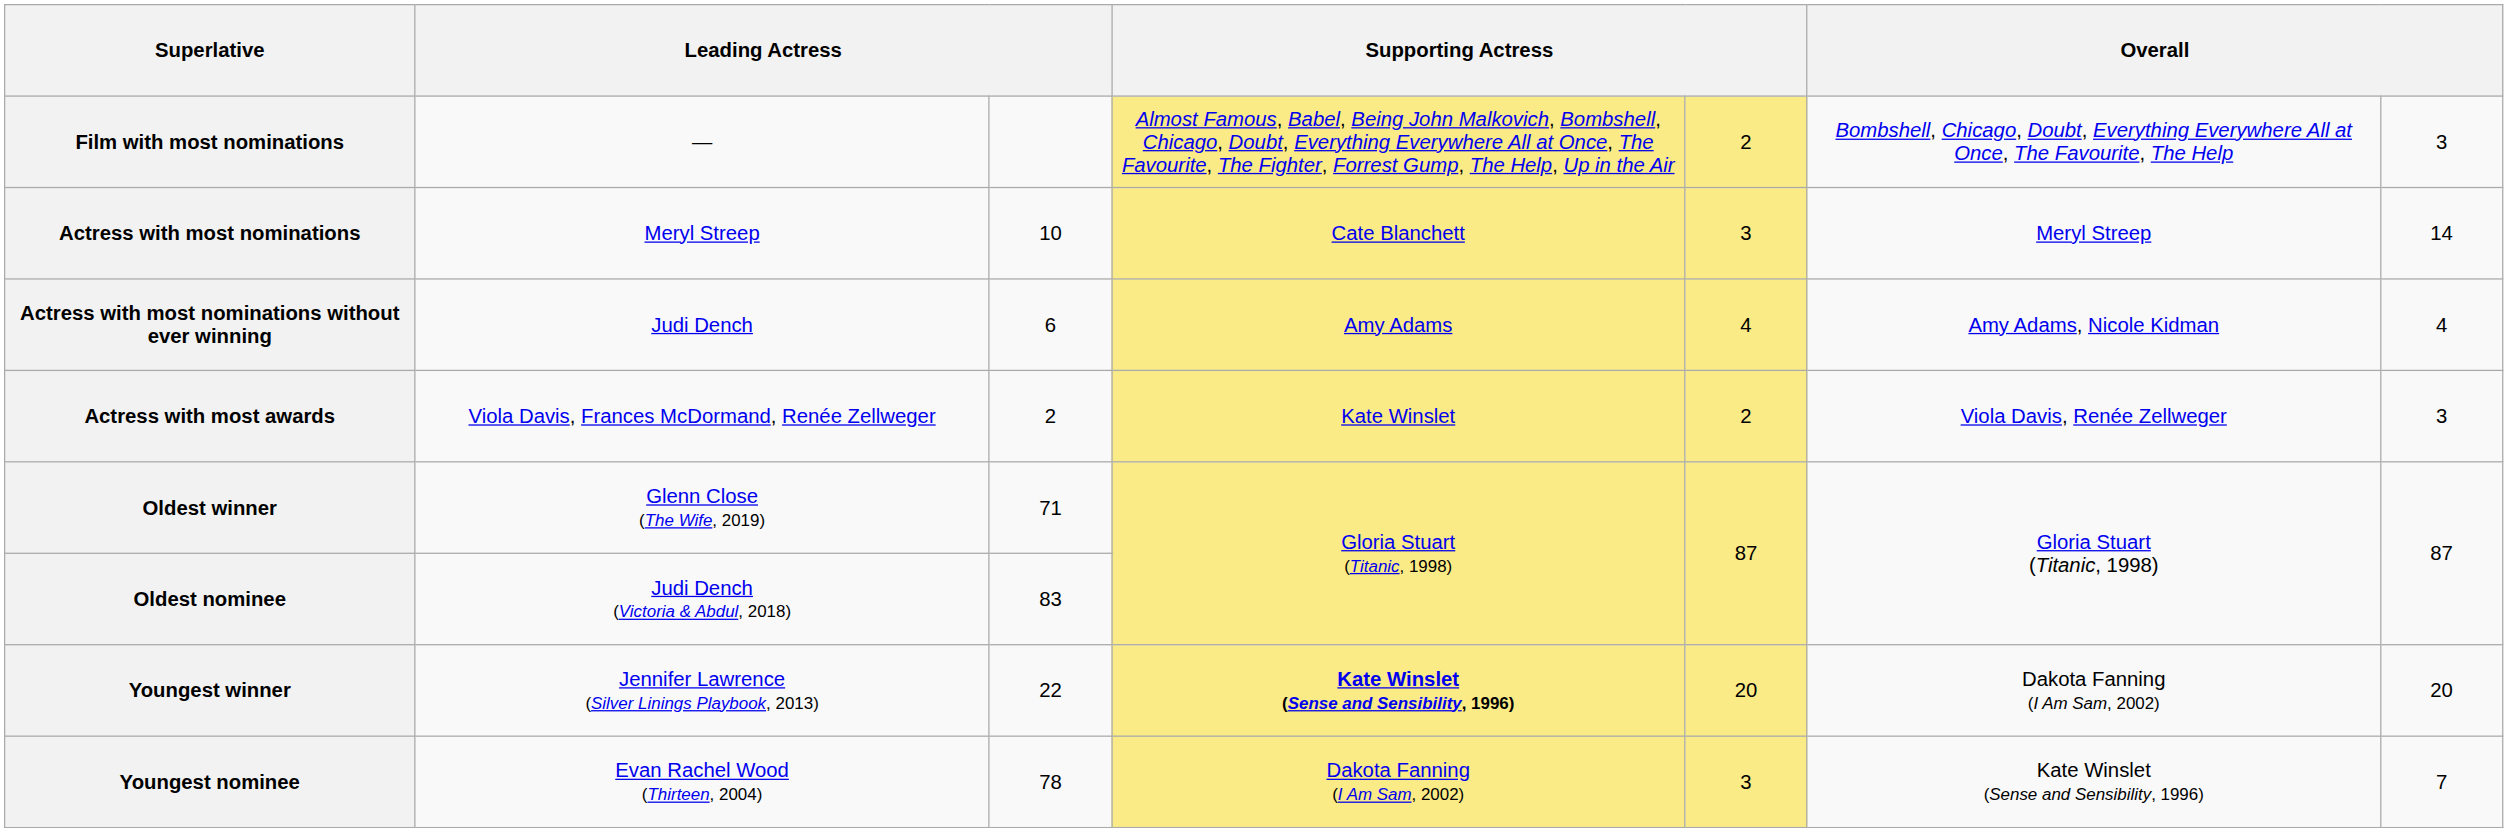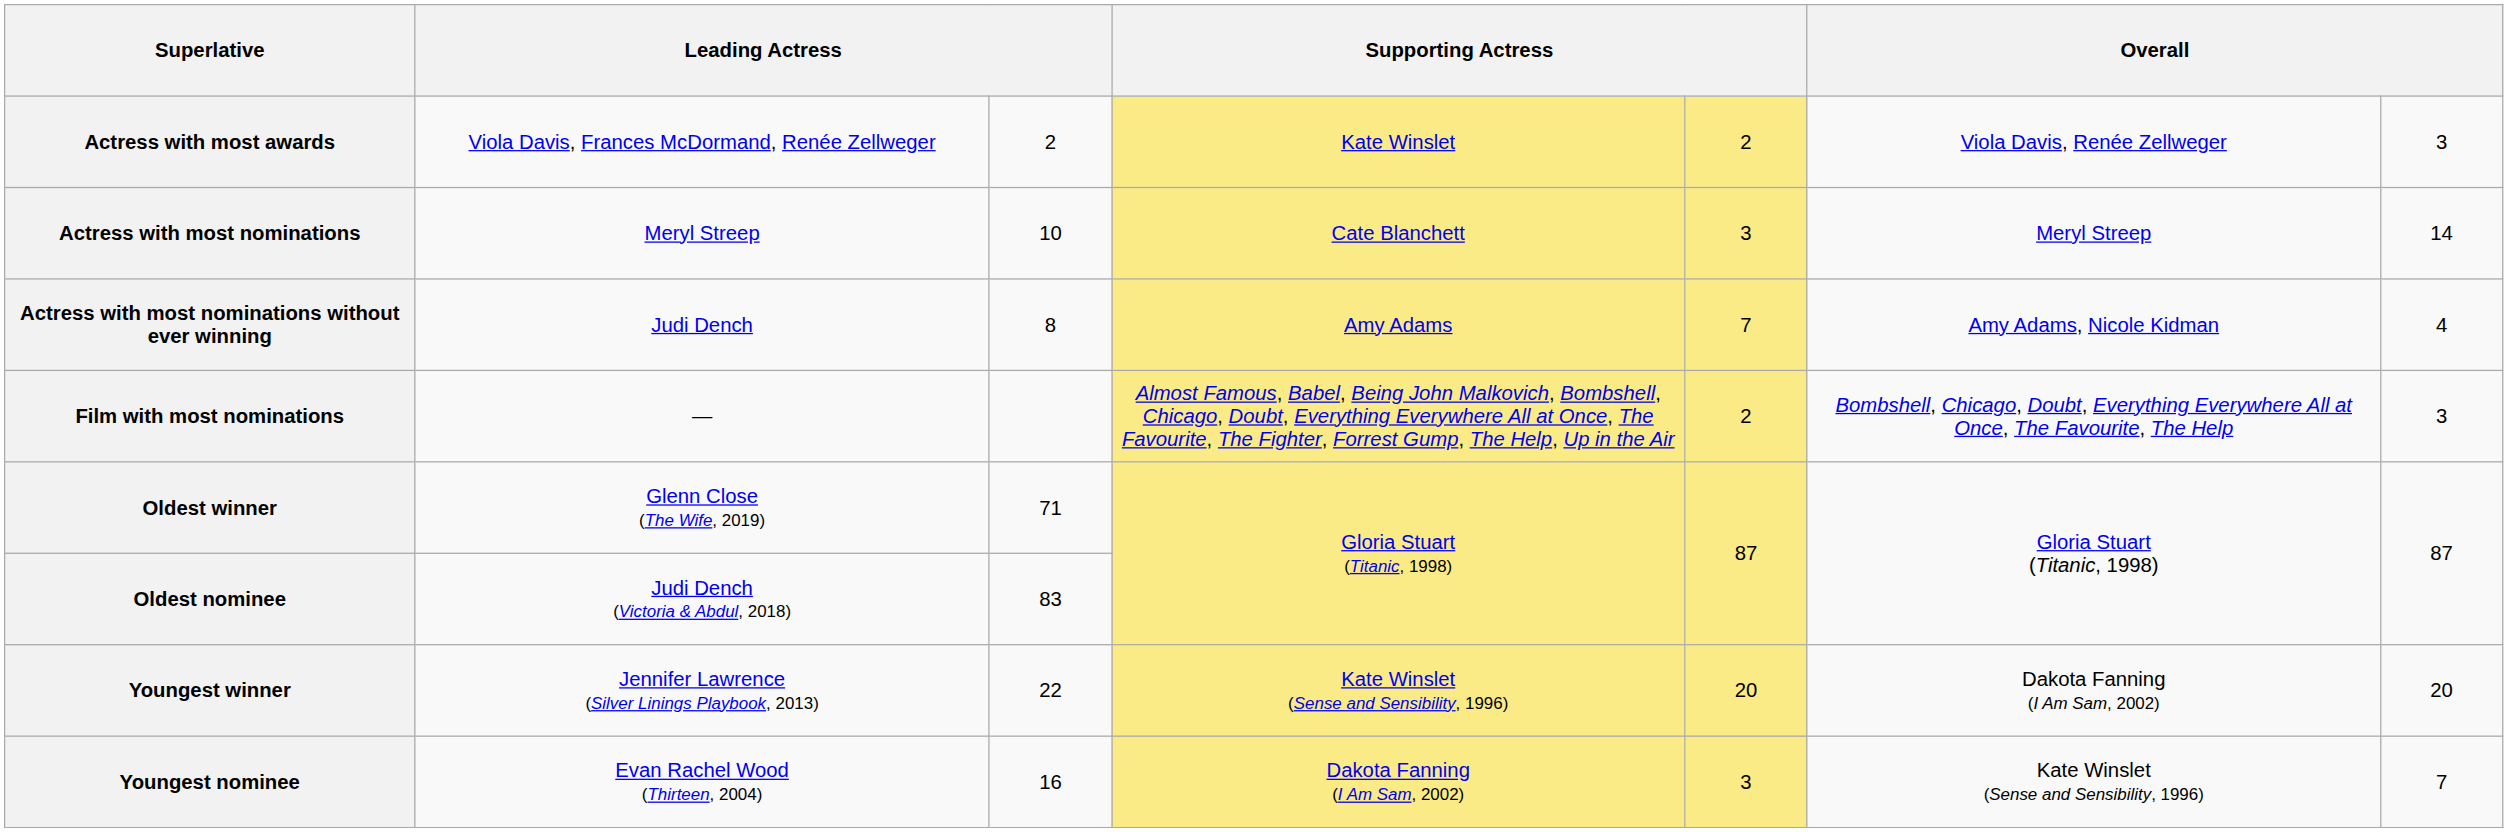rows swapped: (210, 415) <-> (210, 141)
(1050, 324) 6 -> (1050, 324) 8
(1746, 324) 4 -> (1746, 324) 7
(1398, 690) bold -> (1398, 690) normal
(1050, 781) 78 -> (1050, 781) 16
